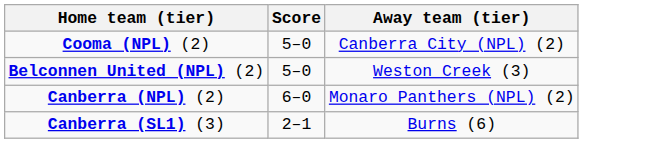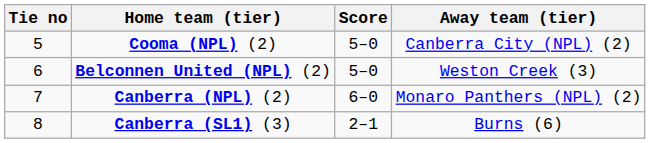+ column: (38, 18)
